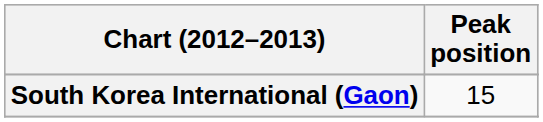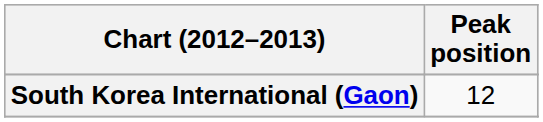(481, 95) 15 -> (481, 95) 12
